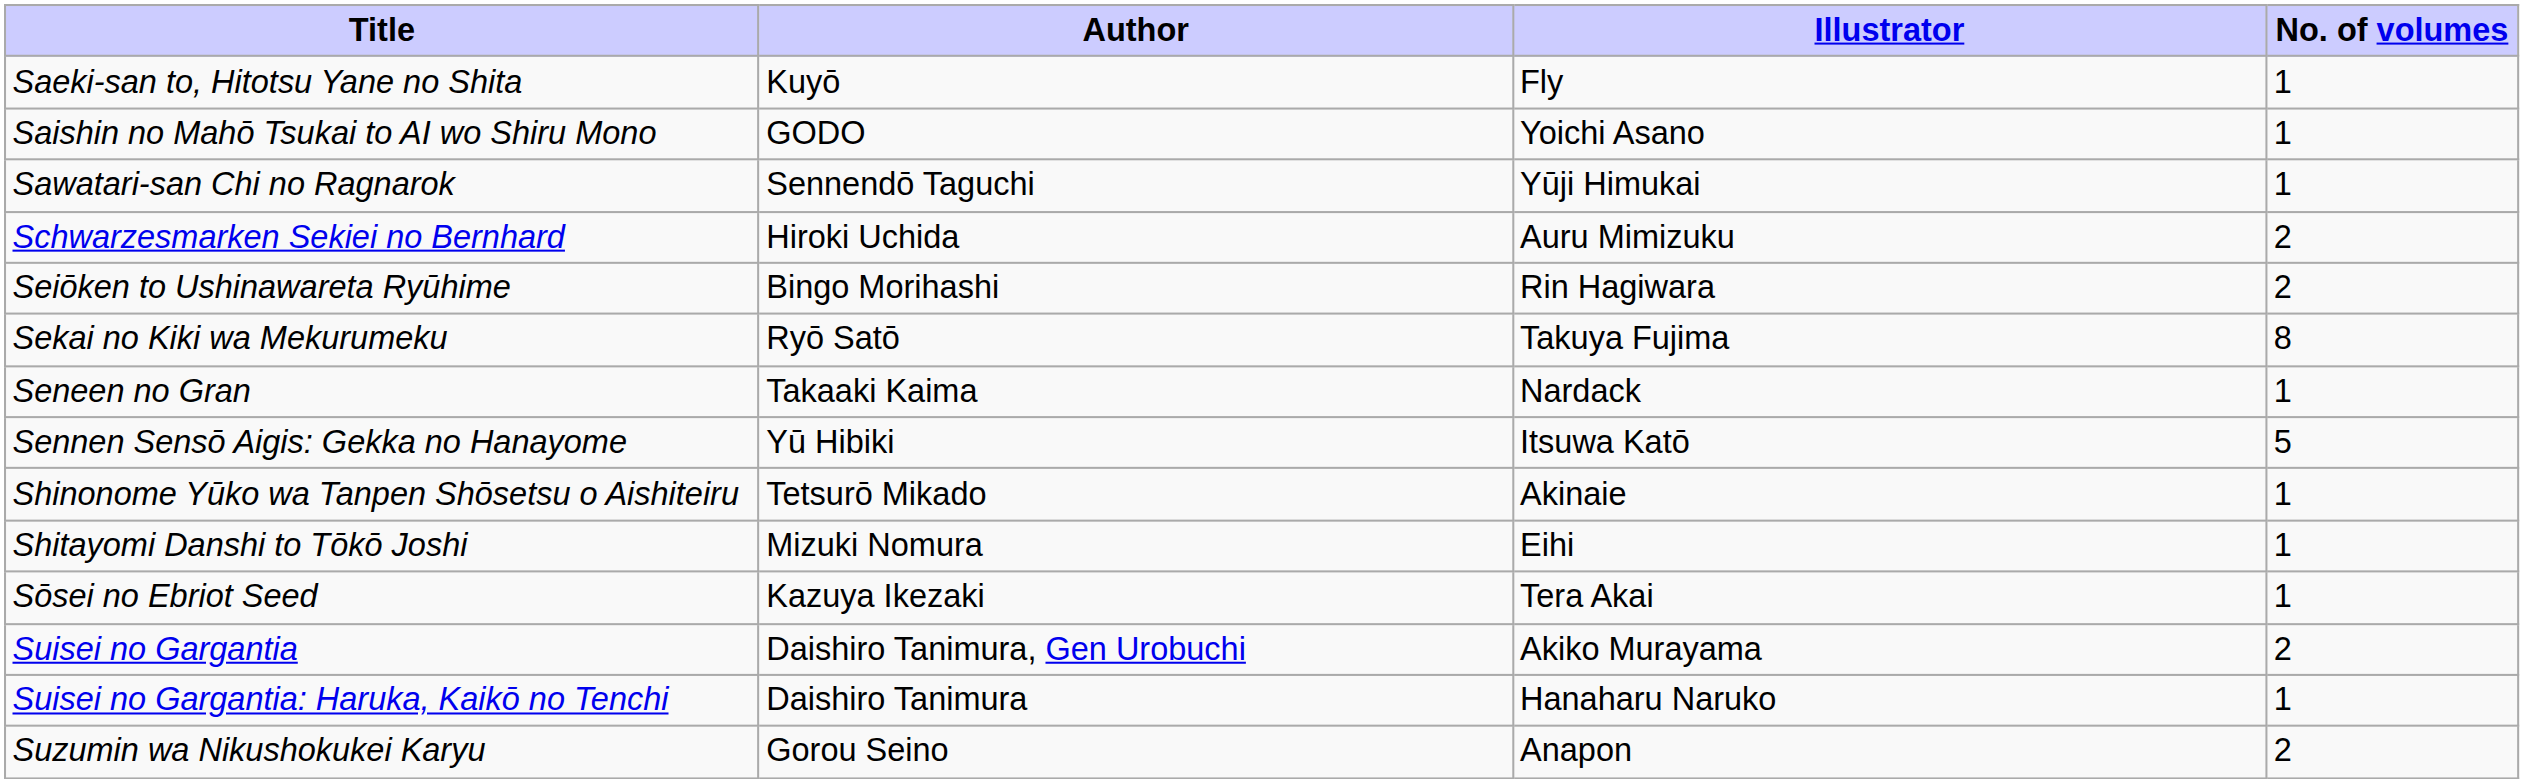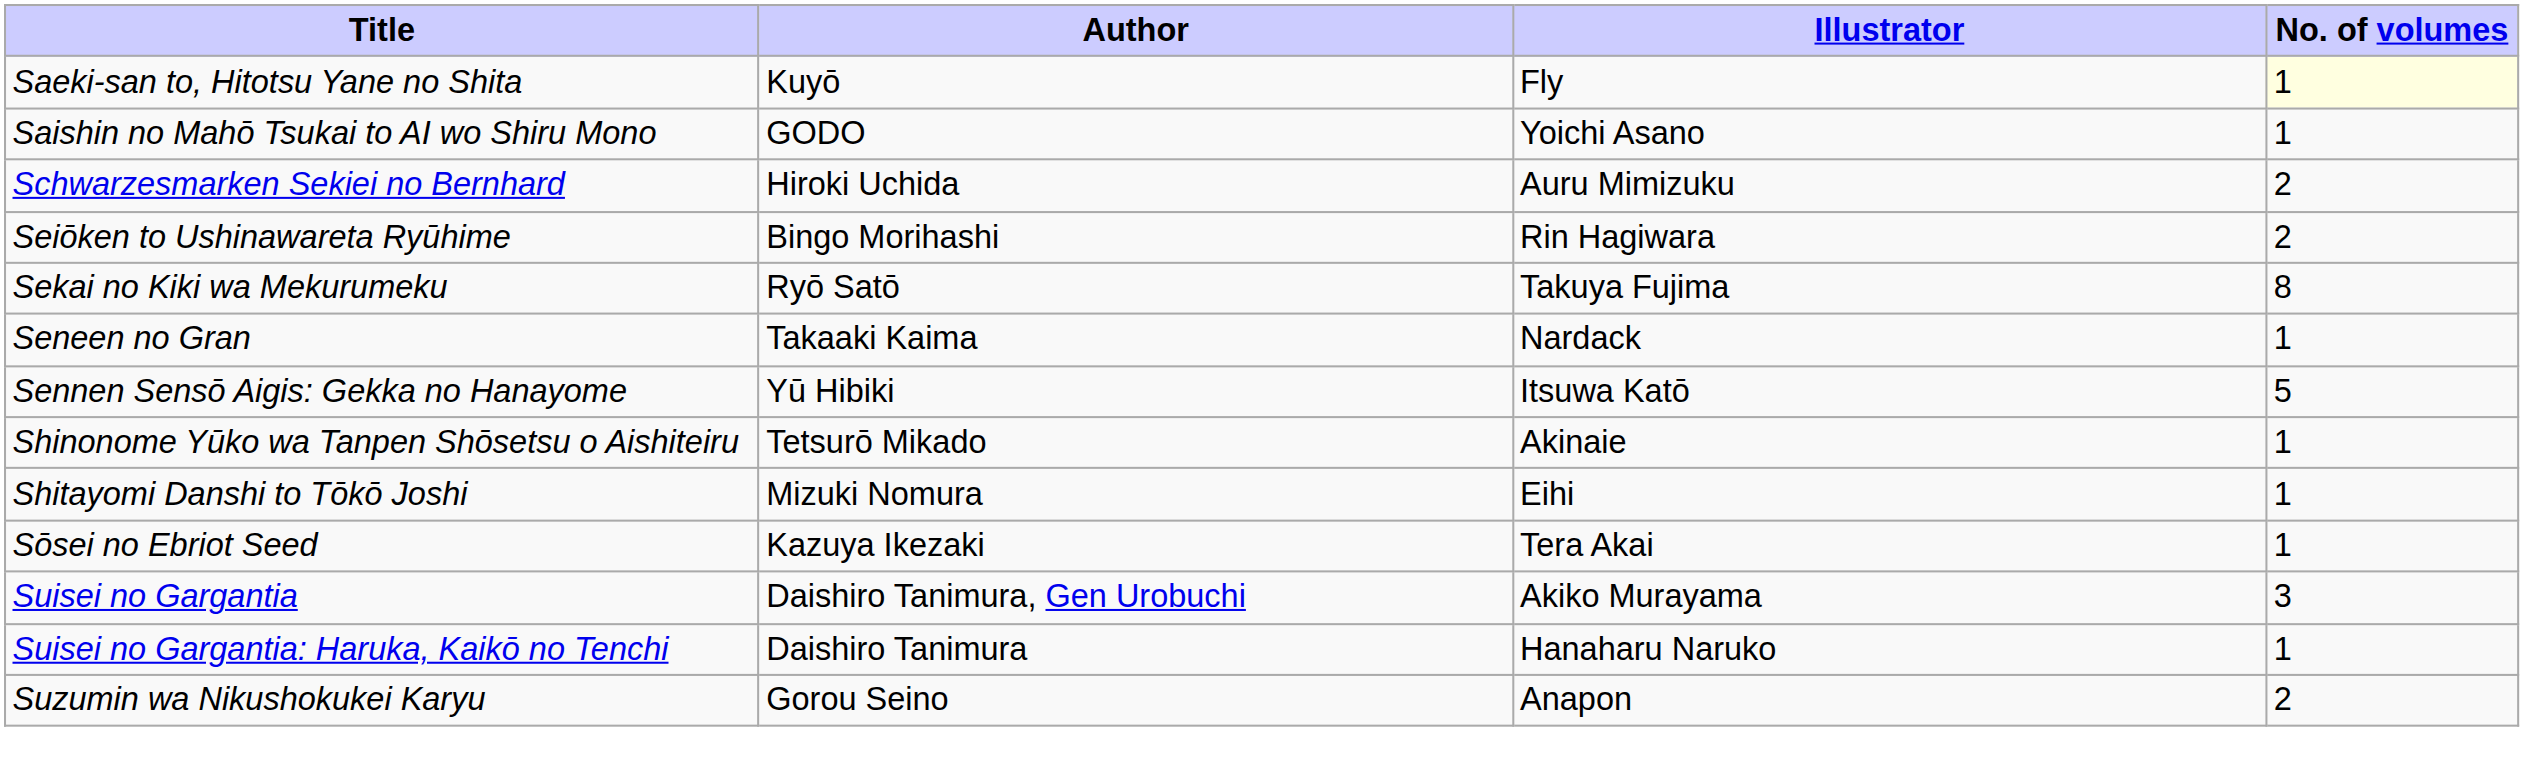(2283, 81) no background -> (2283, 81) lightyellow background
- row: (234, 184)
(2283, 648) 2 -> (2283, 596) 3
